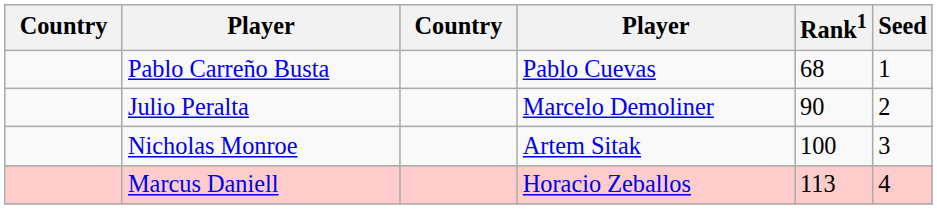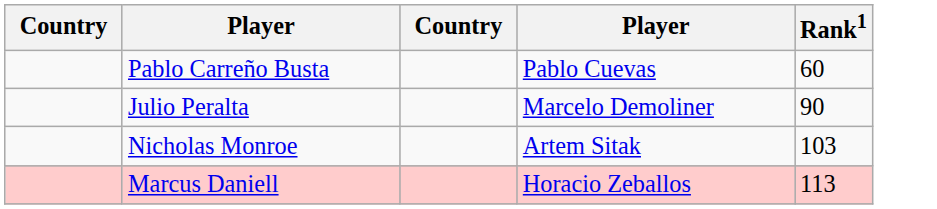- column: (902, 27)
(812, 68) 68 -> (812, 68) 60
(818, 146) 100 -> (818, 146) 103
